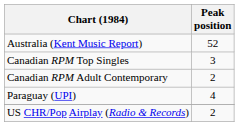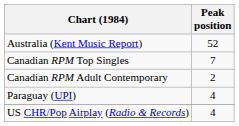(213, 60) 3 -> (213, 60) 7
(213, 113) 2 -> (213, 113) 4
